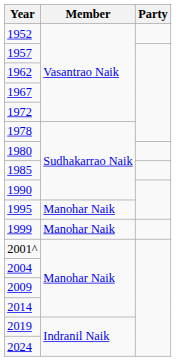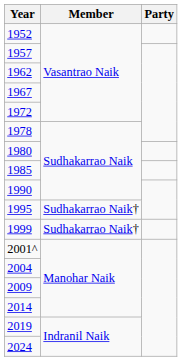(79, 209) Manohar Naik -> (91, 209) Sudhakarrao Naik†
(79, 229) Manohar Naik -> (91, 229) Sudhakarrao Naik†
